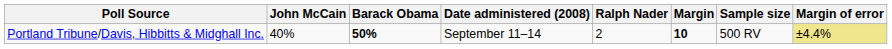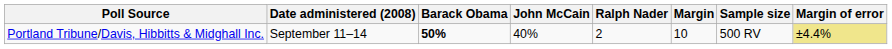columns swapped: (517, 14) <-> (308, 14)
(681, 33) bold -> (681, 33) normal
